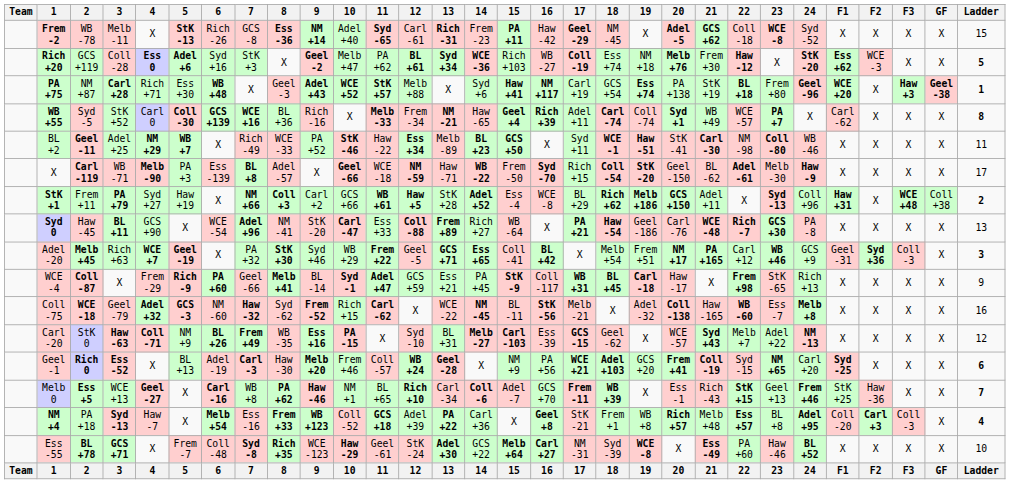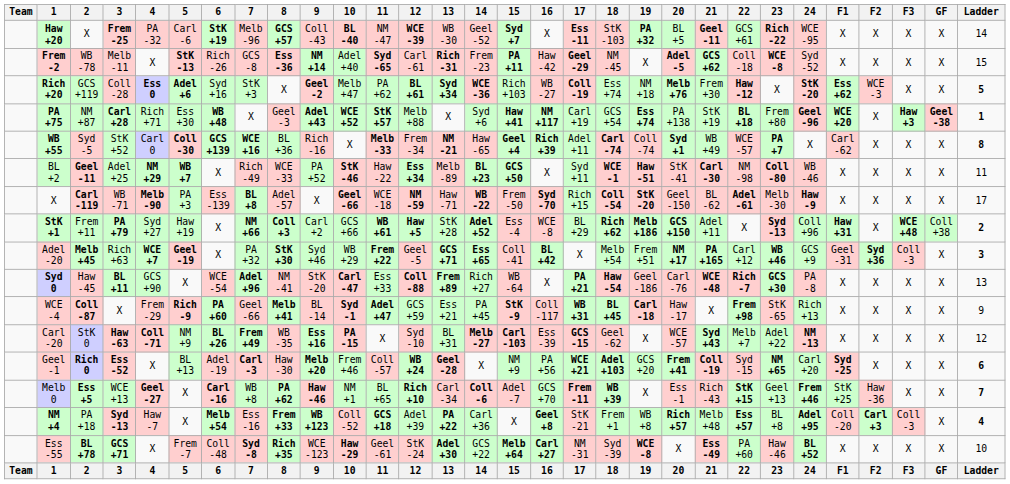+ row: (54, 35)
rows swapped: (54, 256) <-> (54, 228)
- row: (54, 311)
